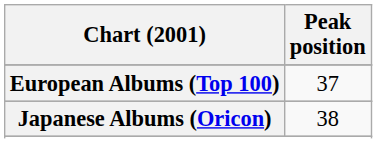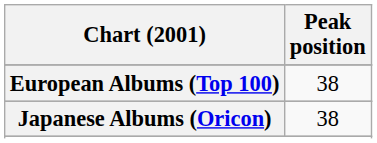(328, 82) 37 -> (328, 82) 38
